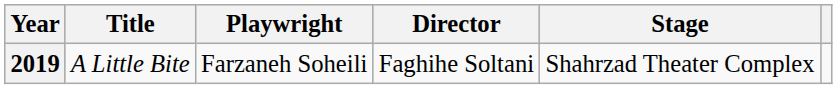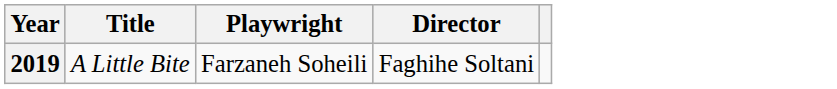- column: (680, 24)
